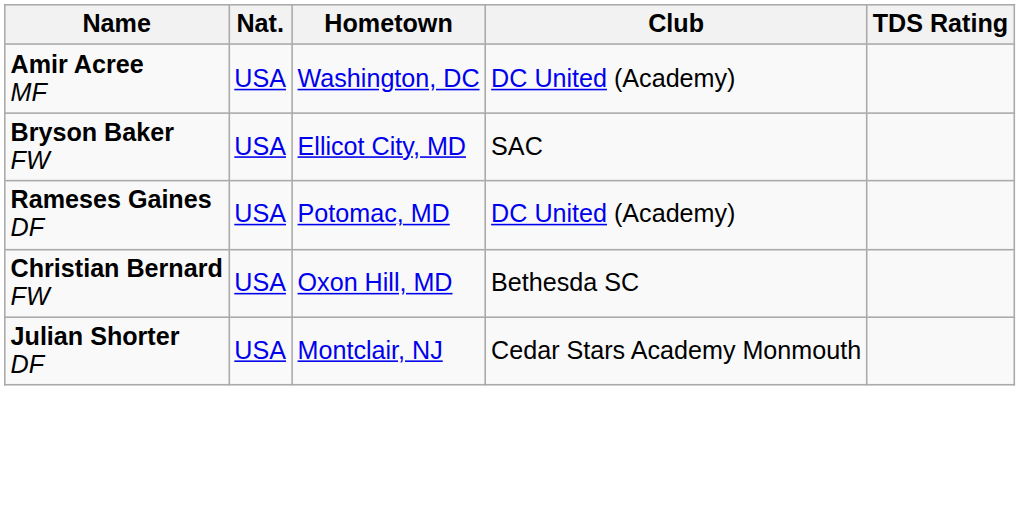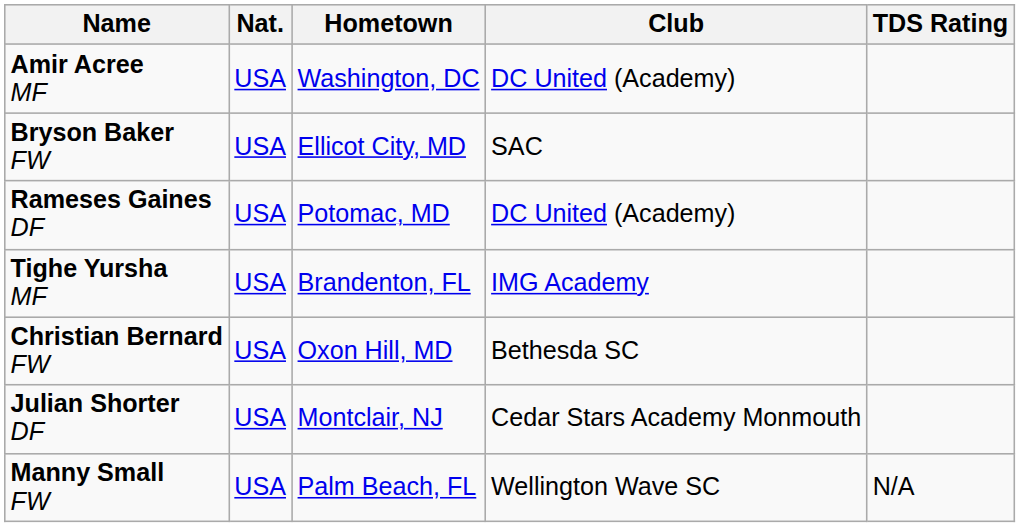+ row: (89, 282)
+ row: (87, 486)
